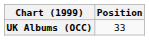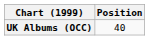(120, 28) 33 -> (120, 28) 40
